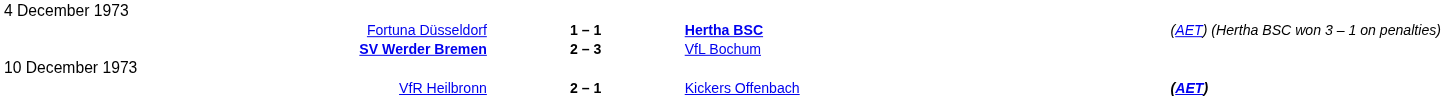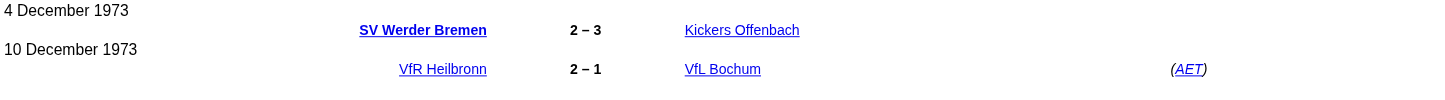- row: (427, 30)
(723, 49) VfL Bochum -> (742, 30) Kickers Offenbach
(742, 88) Kickers Offenbach -> (723, 70) VfL Bochum
(1189, 88) bold -> (1189, 70) normal
